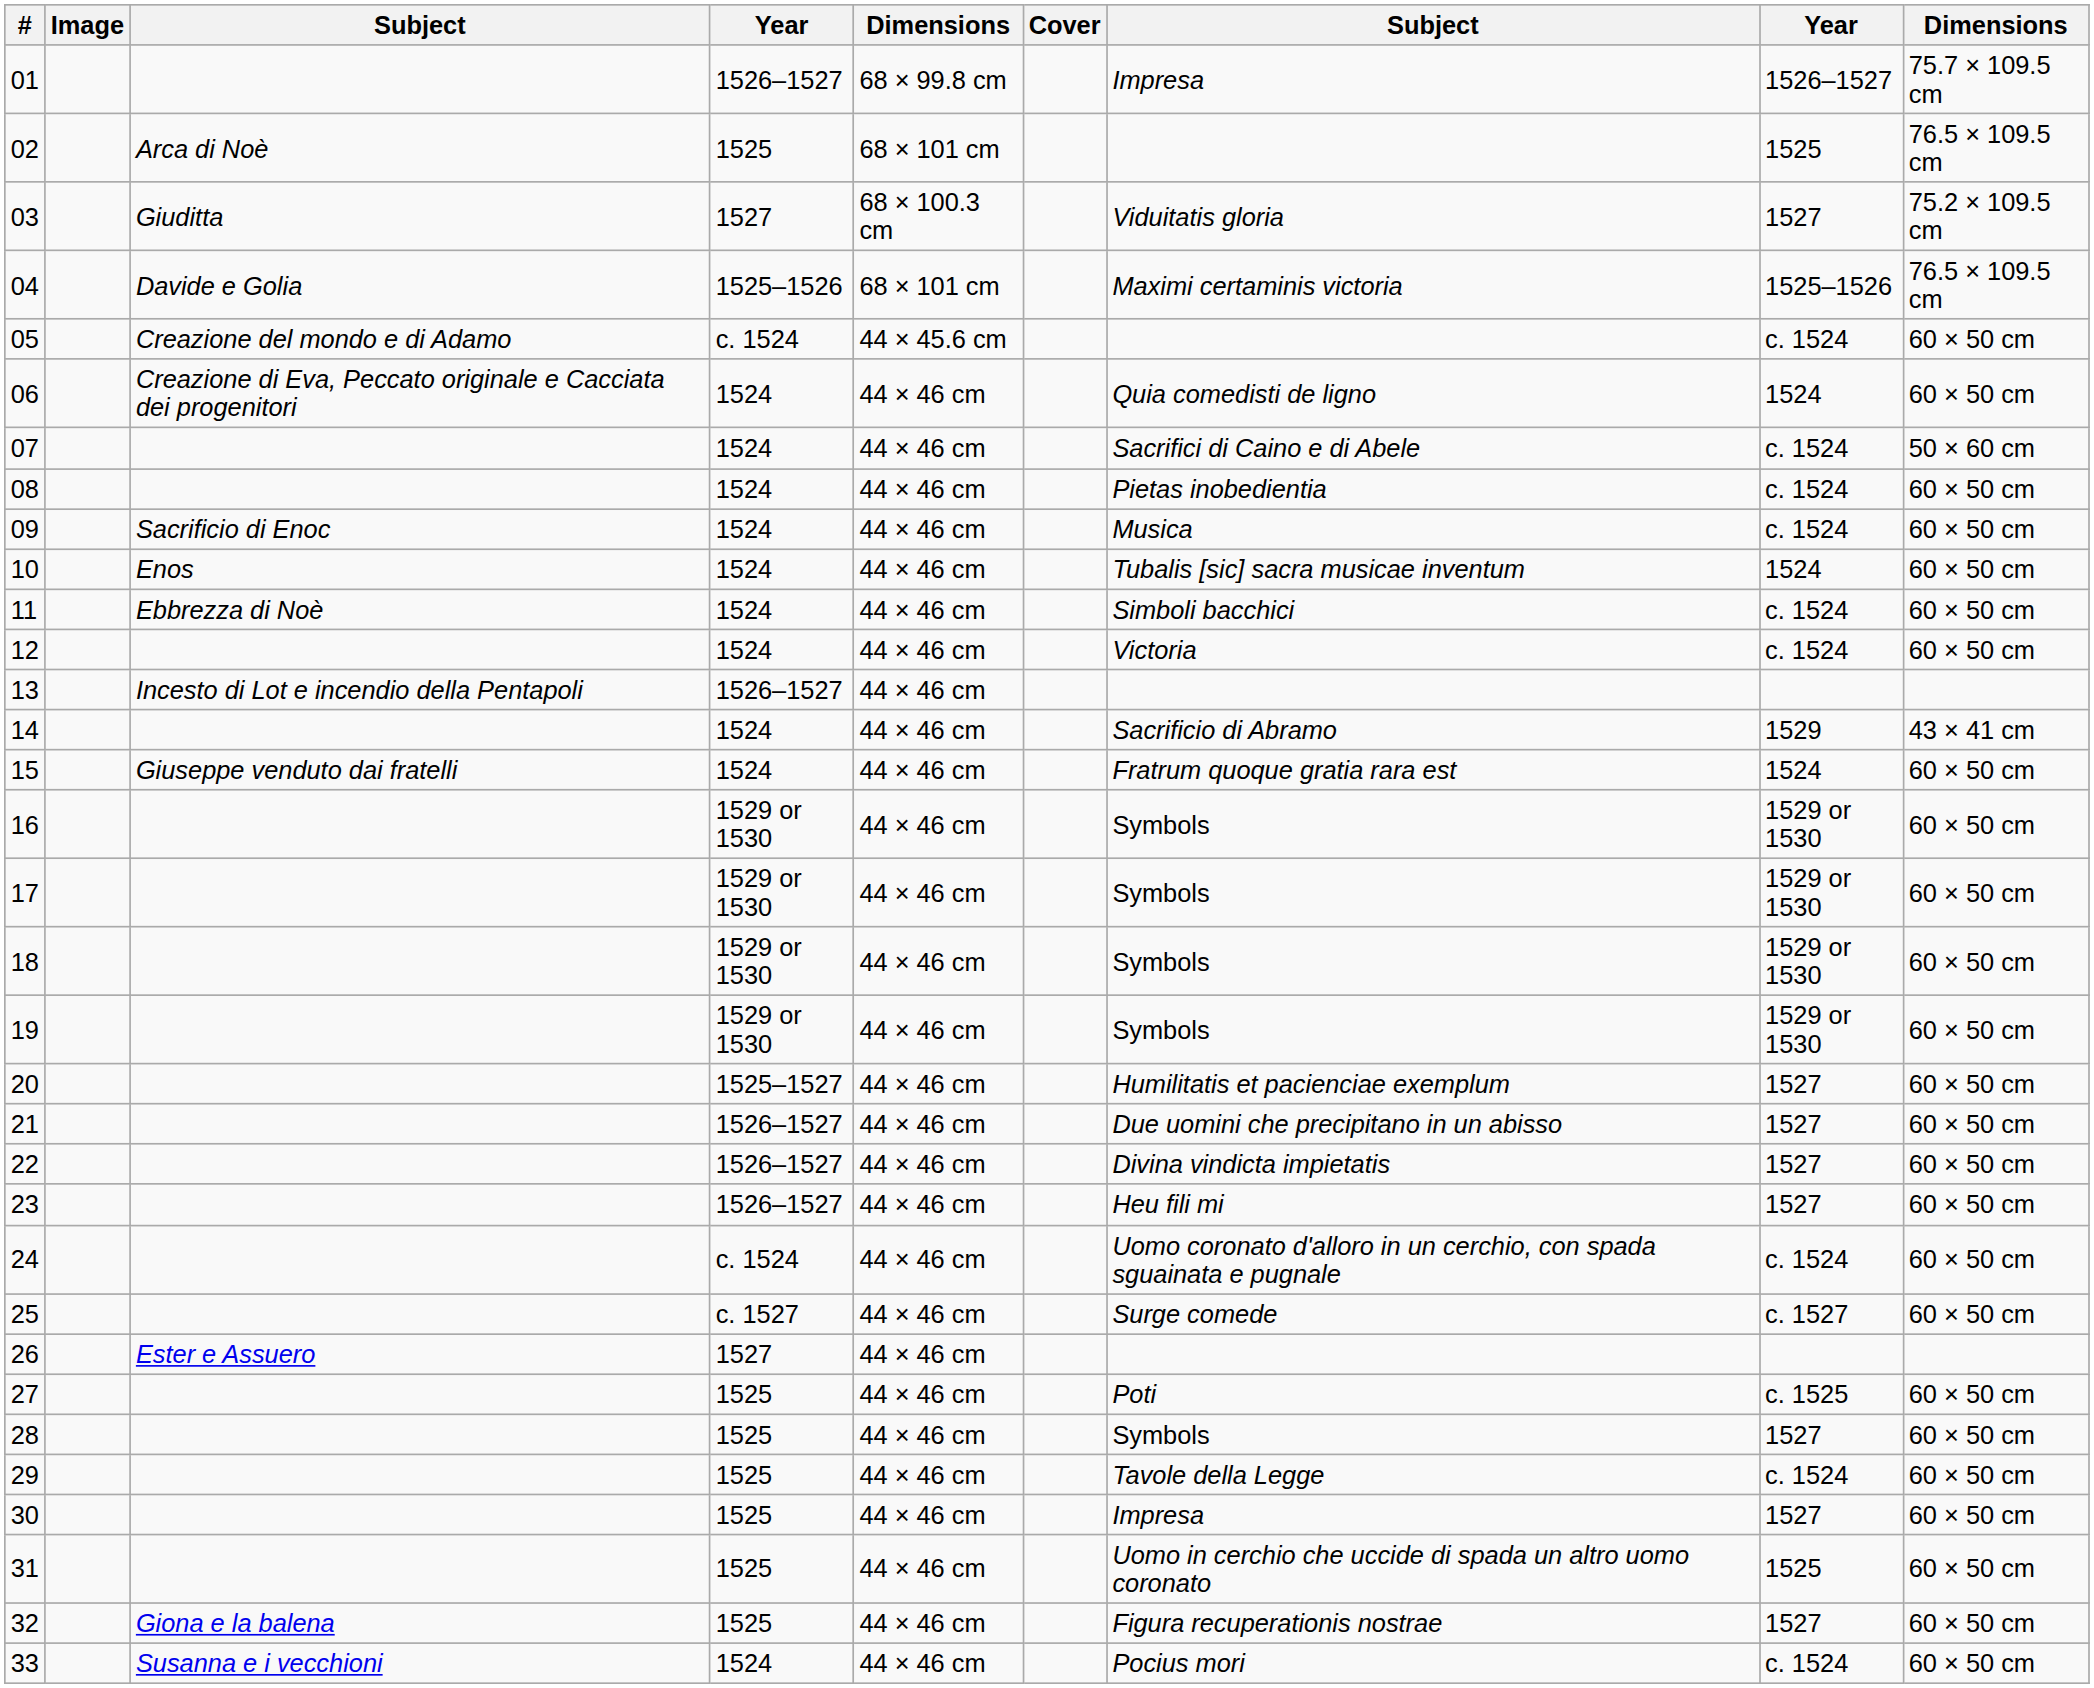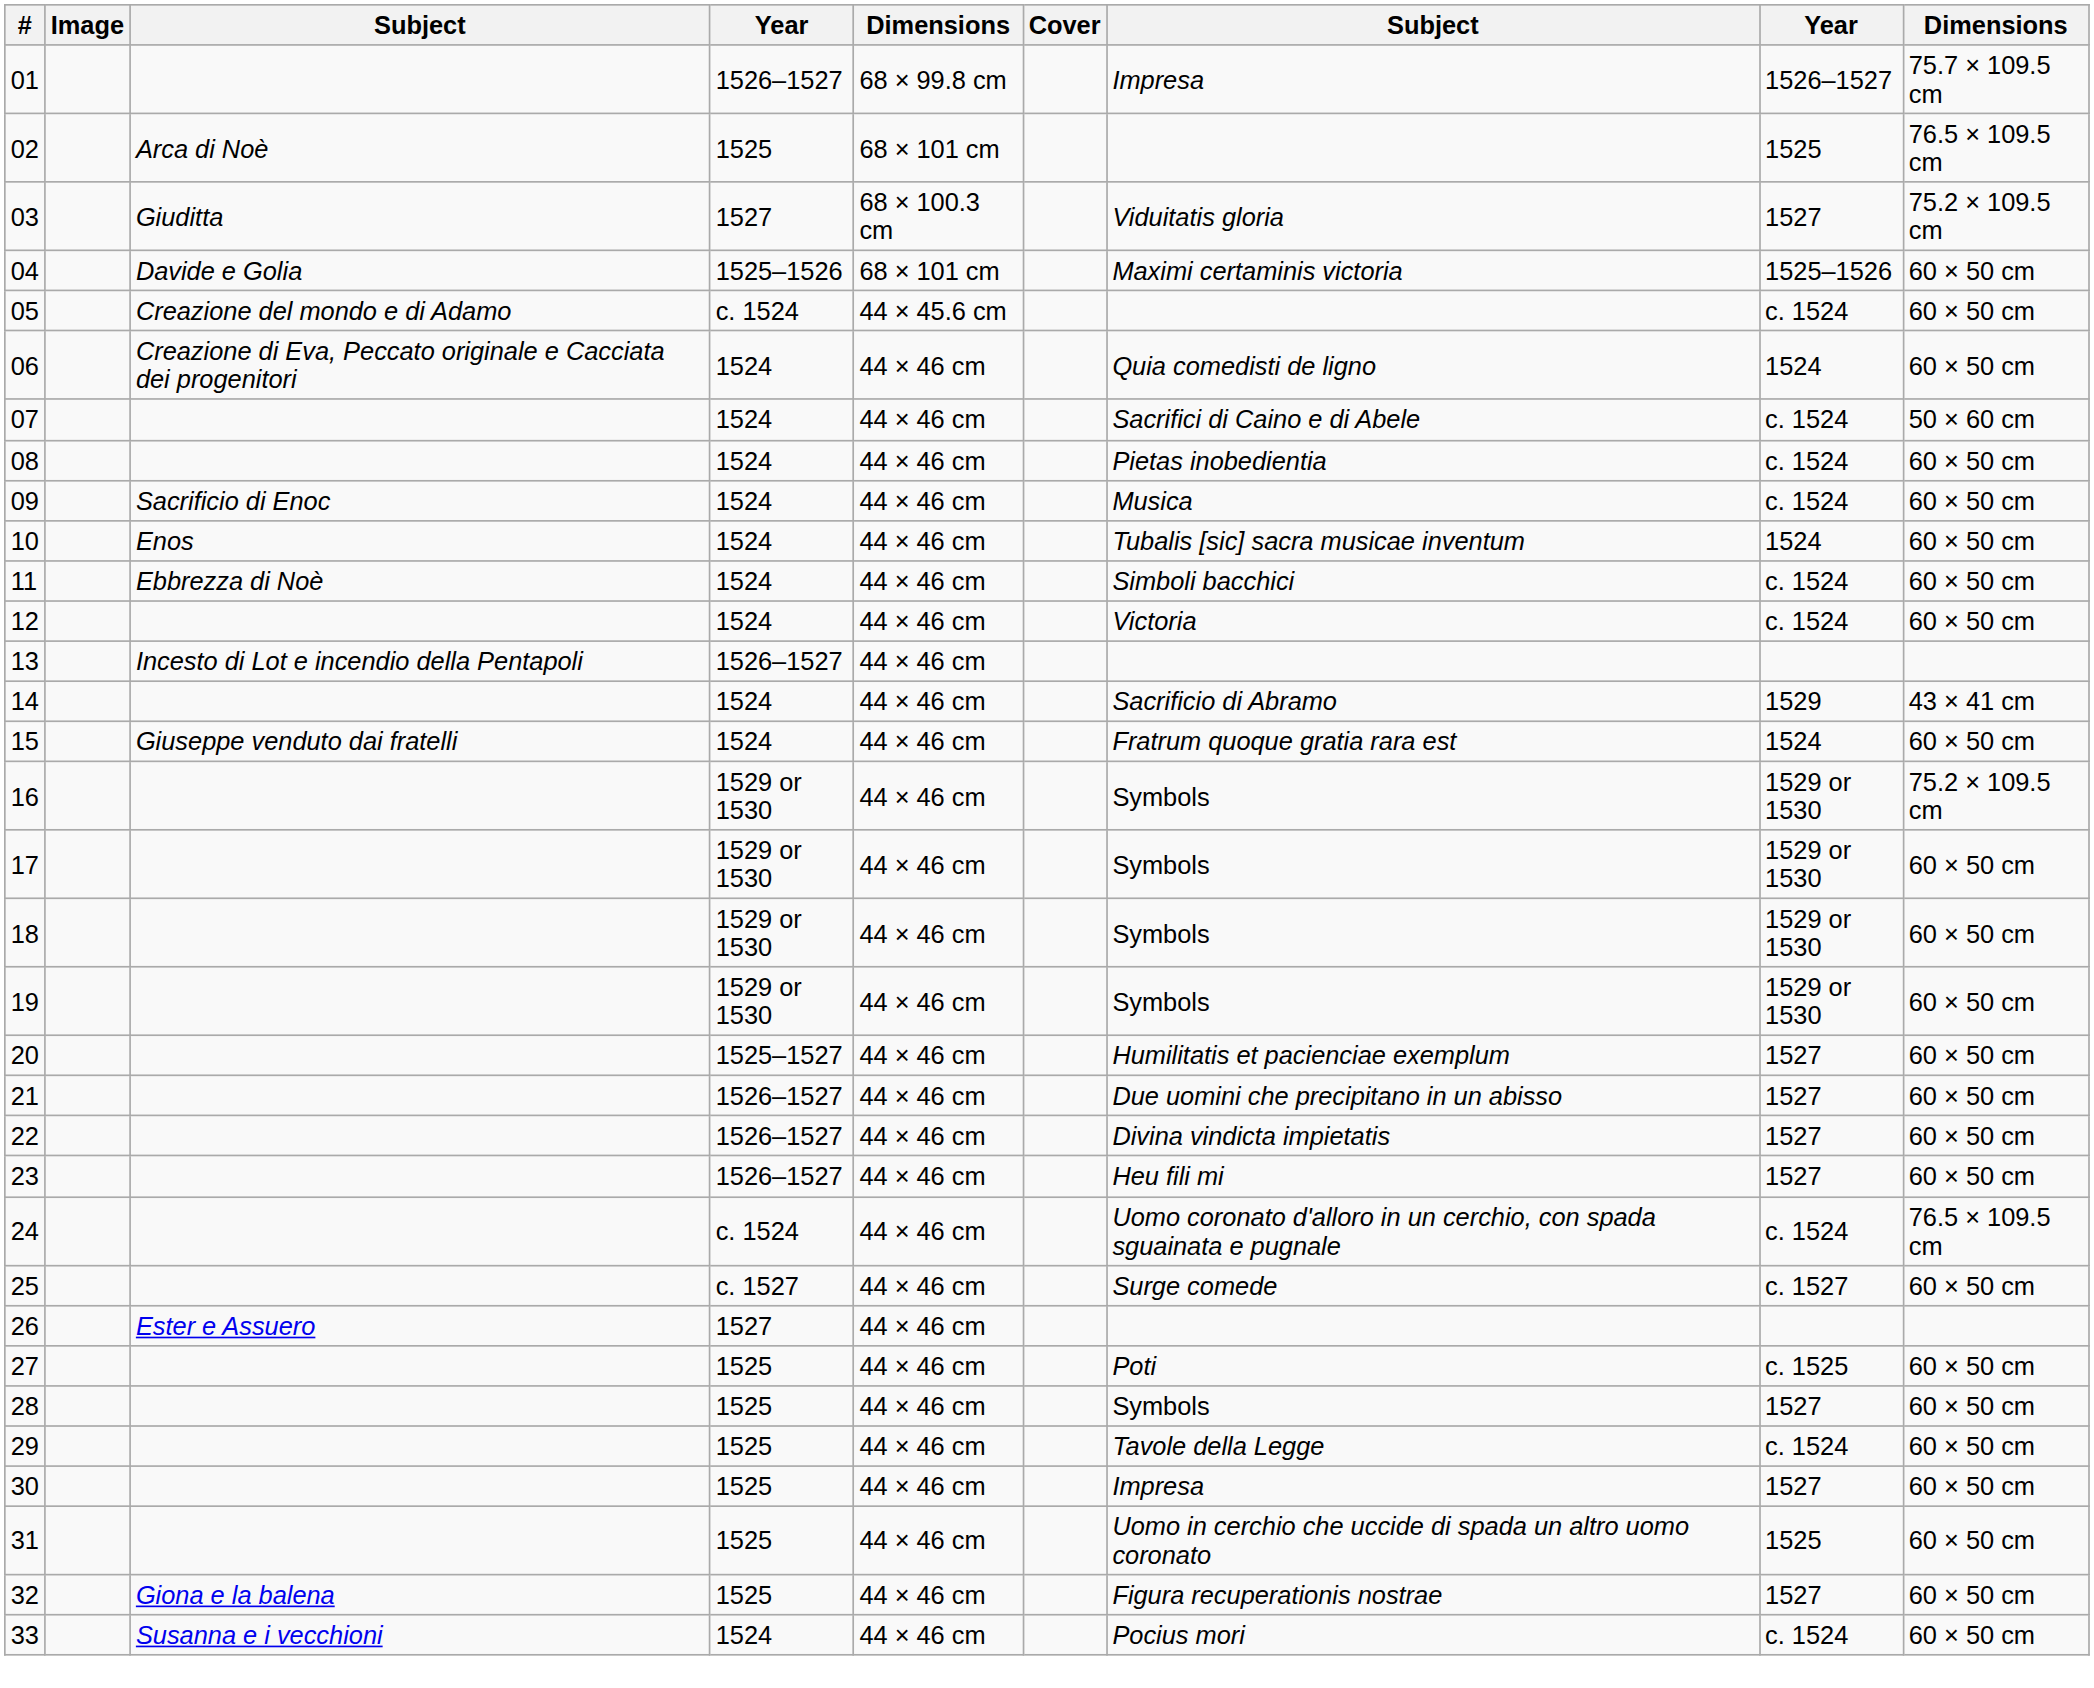(1980, 285) 76.5 × 109.5 cm -> (1972, 271) 60 × 50 cm
(1972, 824) 60 × 50 cm -> (1980, 796) 75.2 × 109.5 cm
(1972, 1259) 60 × 50 cm -> (1980, 1231) 76.5 × 109.5 cm
